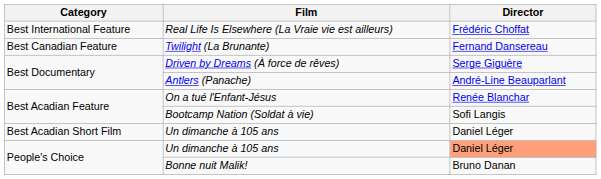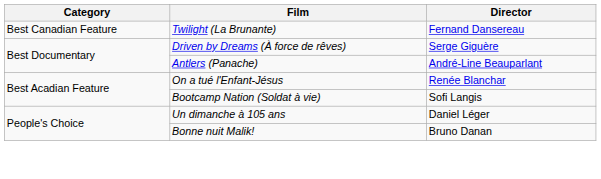- row: (68, 30)
- row: (64, 132)
(483, 149) lightsalmon background -> (459, 115) no background
